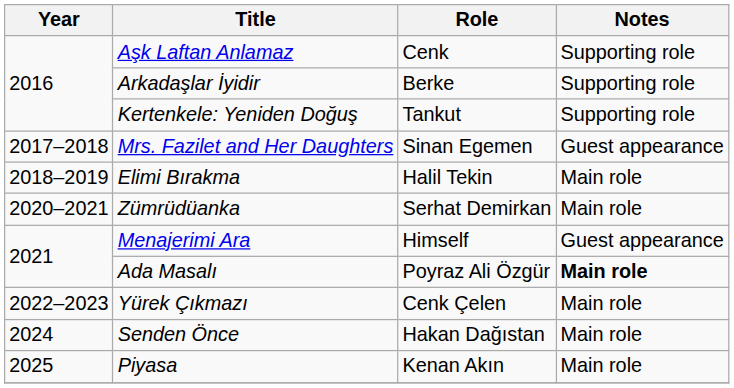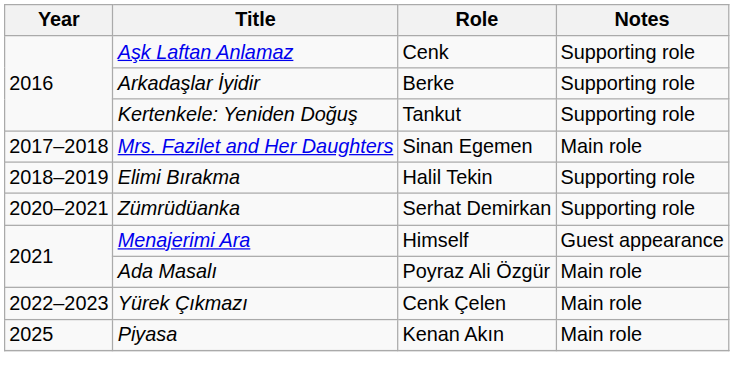(642, 146) Guest appearance -> (601, 146) Main role
(601, 177) Main role -> (628, 177) Supporting role
(601, 209) Main role -> (628, 209) Supporting role
(604, 271) bold -> (601, 271) normal
- row: (178, 334)
